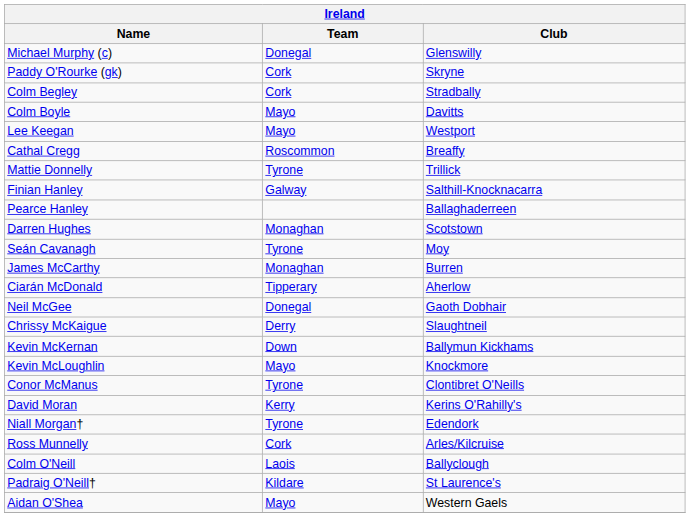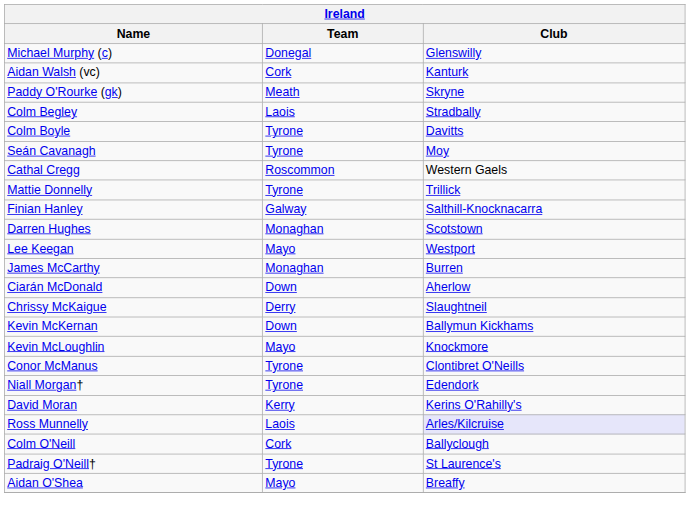+ row: (54, 72)
(278, 72) Cork -> (282, 92) Meath
(278, 92) Cork -> (280, 111) Laois
(280, 111) Mayo -> (284, 131) Tyrone
rows swapped: (51, 248) <-> (40, 131)
(445, 151) Breaffy -> (466, 170) Western Gaels
- row: (48, 209)
(291, 287) Tipperary -> (281, 287) Down
- row: (39, 307)
rows swapped: (42, 405) <-> (45, 424)
(278, 444) Cork -> (280, 424) Laois
(465, 444) no background -> (465, 424) lavender background
(280, 463) Laois -> (278, 444) Cork
(285, 483) Kildare -> (284, 463) Tyrone
(466, 502) Western Gaels -> (445, 483) Breaffy
